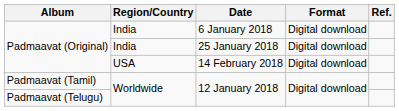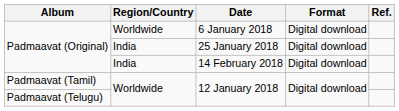(125, 30) India -> (138, 30) Worldwide
(124, 64) USA -> (125, 64) India
